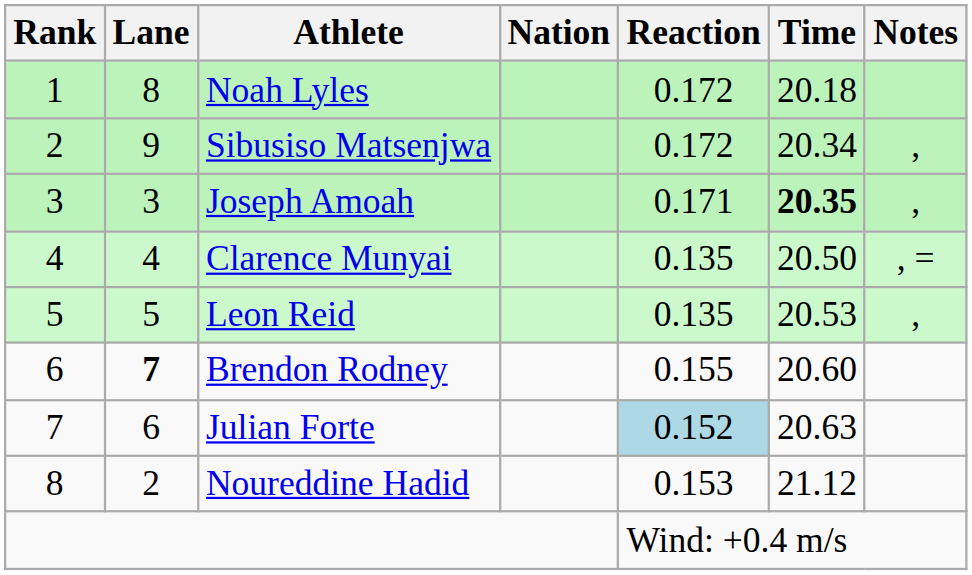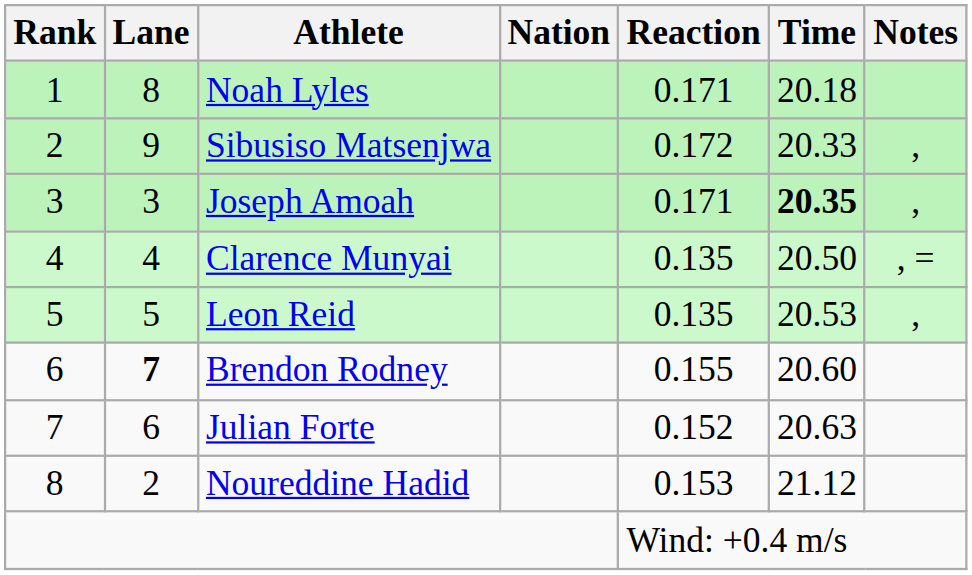(694, 88) 0.172 -> (694, 88) 0.171
(817, 145) 20.34 -> (817, 145) 20.33
(694, 426) lightblue background -> (694, 426) no background
